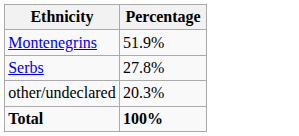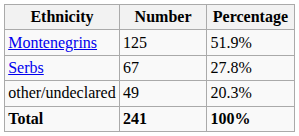+ column: (163, 17)
